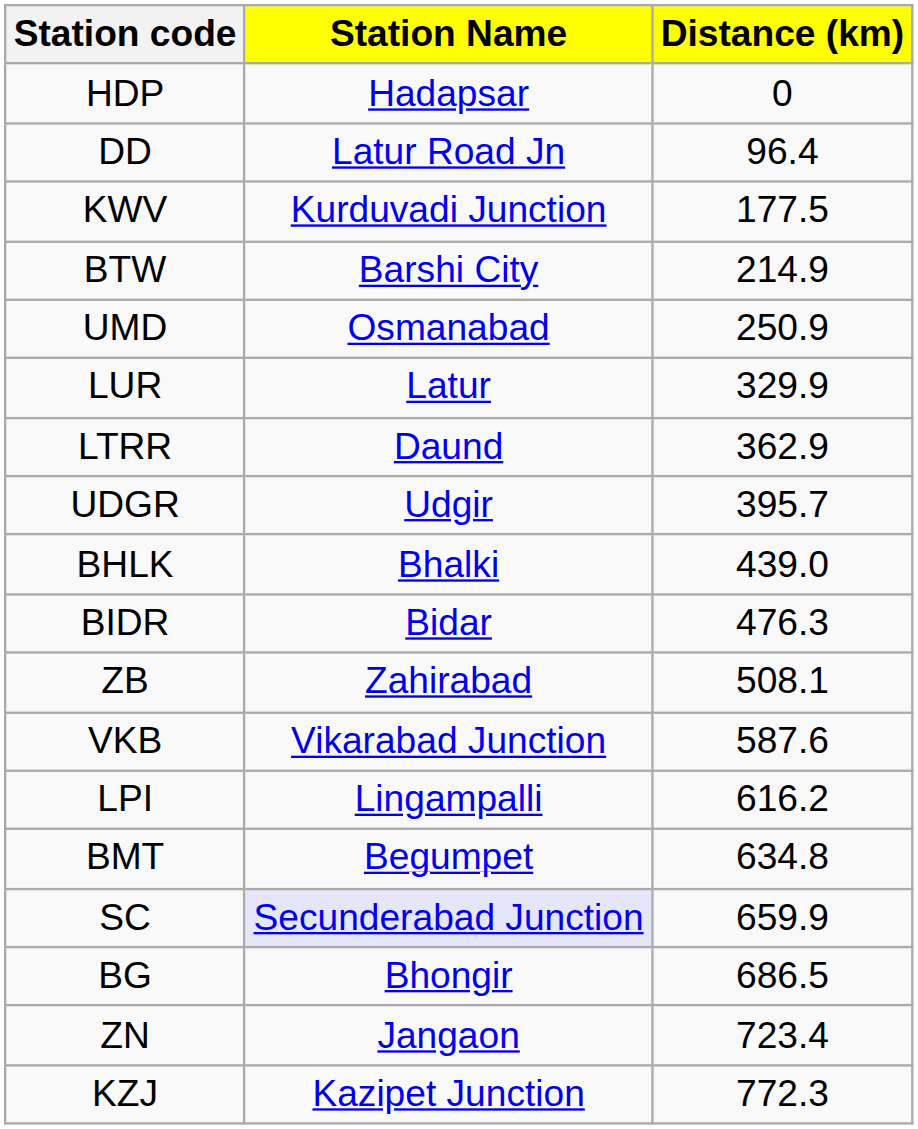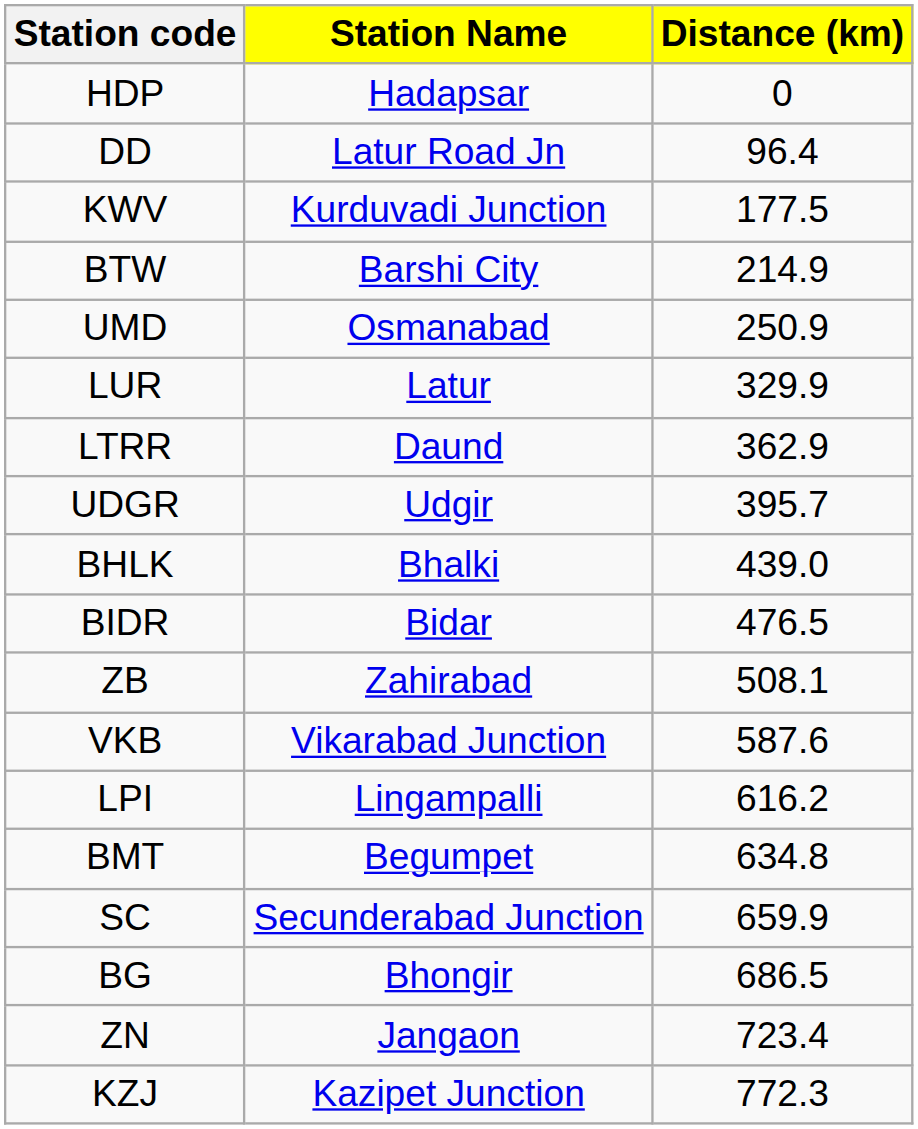(782, 622) 476.3 -> (782, 622) 476.5
(449, 916) lavender background -> (449, 916) no background
